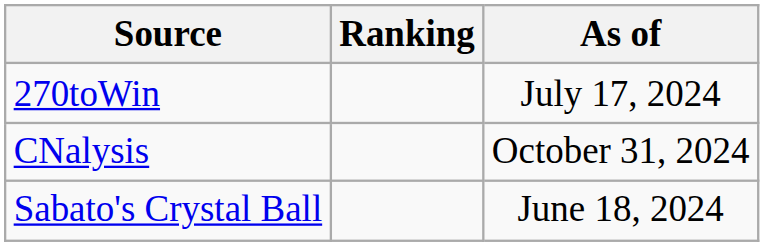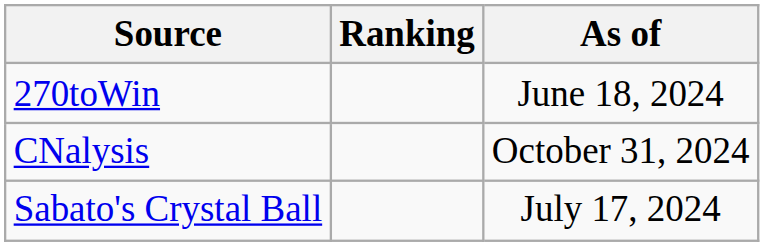(621, 92) July 17, 2024 -> (621, 92) June 18, 2024
(621, 209) June 18, 2024 -> (621, 209) July 17, 2024
